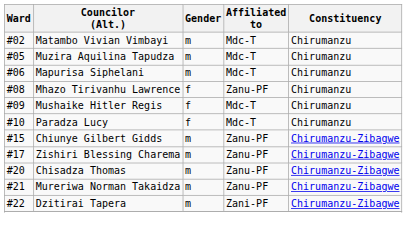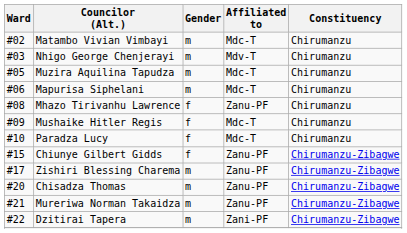+ row: (105, 57)
(188, 138) m -> (188, 155) f
